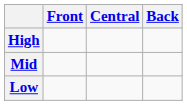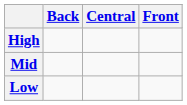columns swapped: (65, 16) <-> (163, 16)
